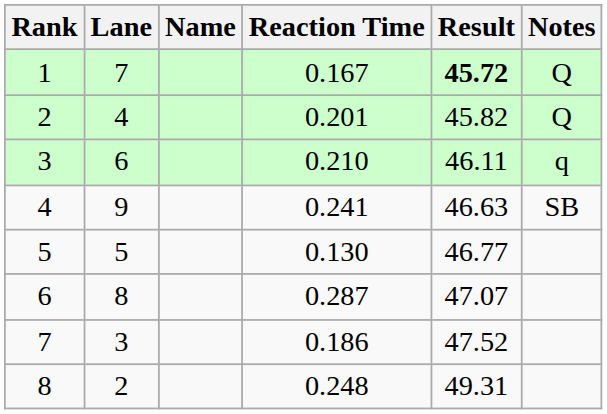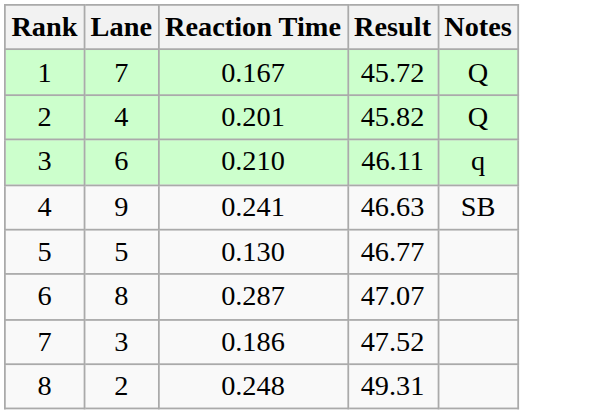- column: (200, 26)
(476, 71) bold -> (393, 71) normal
